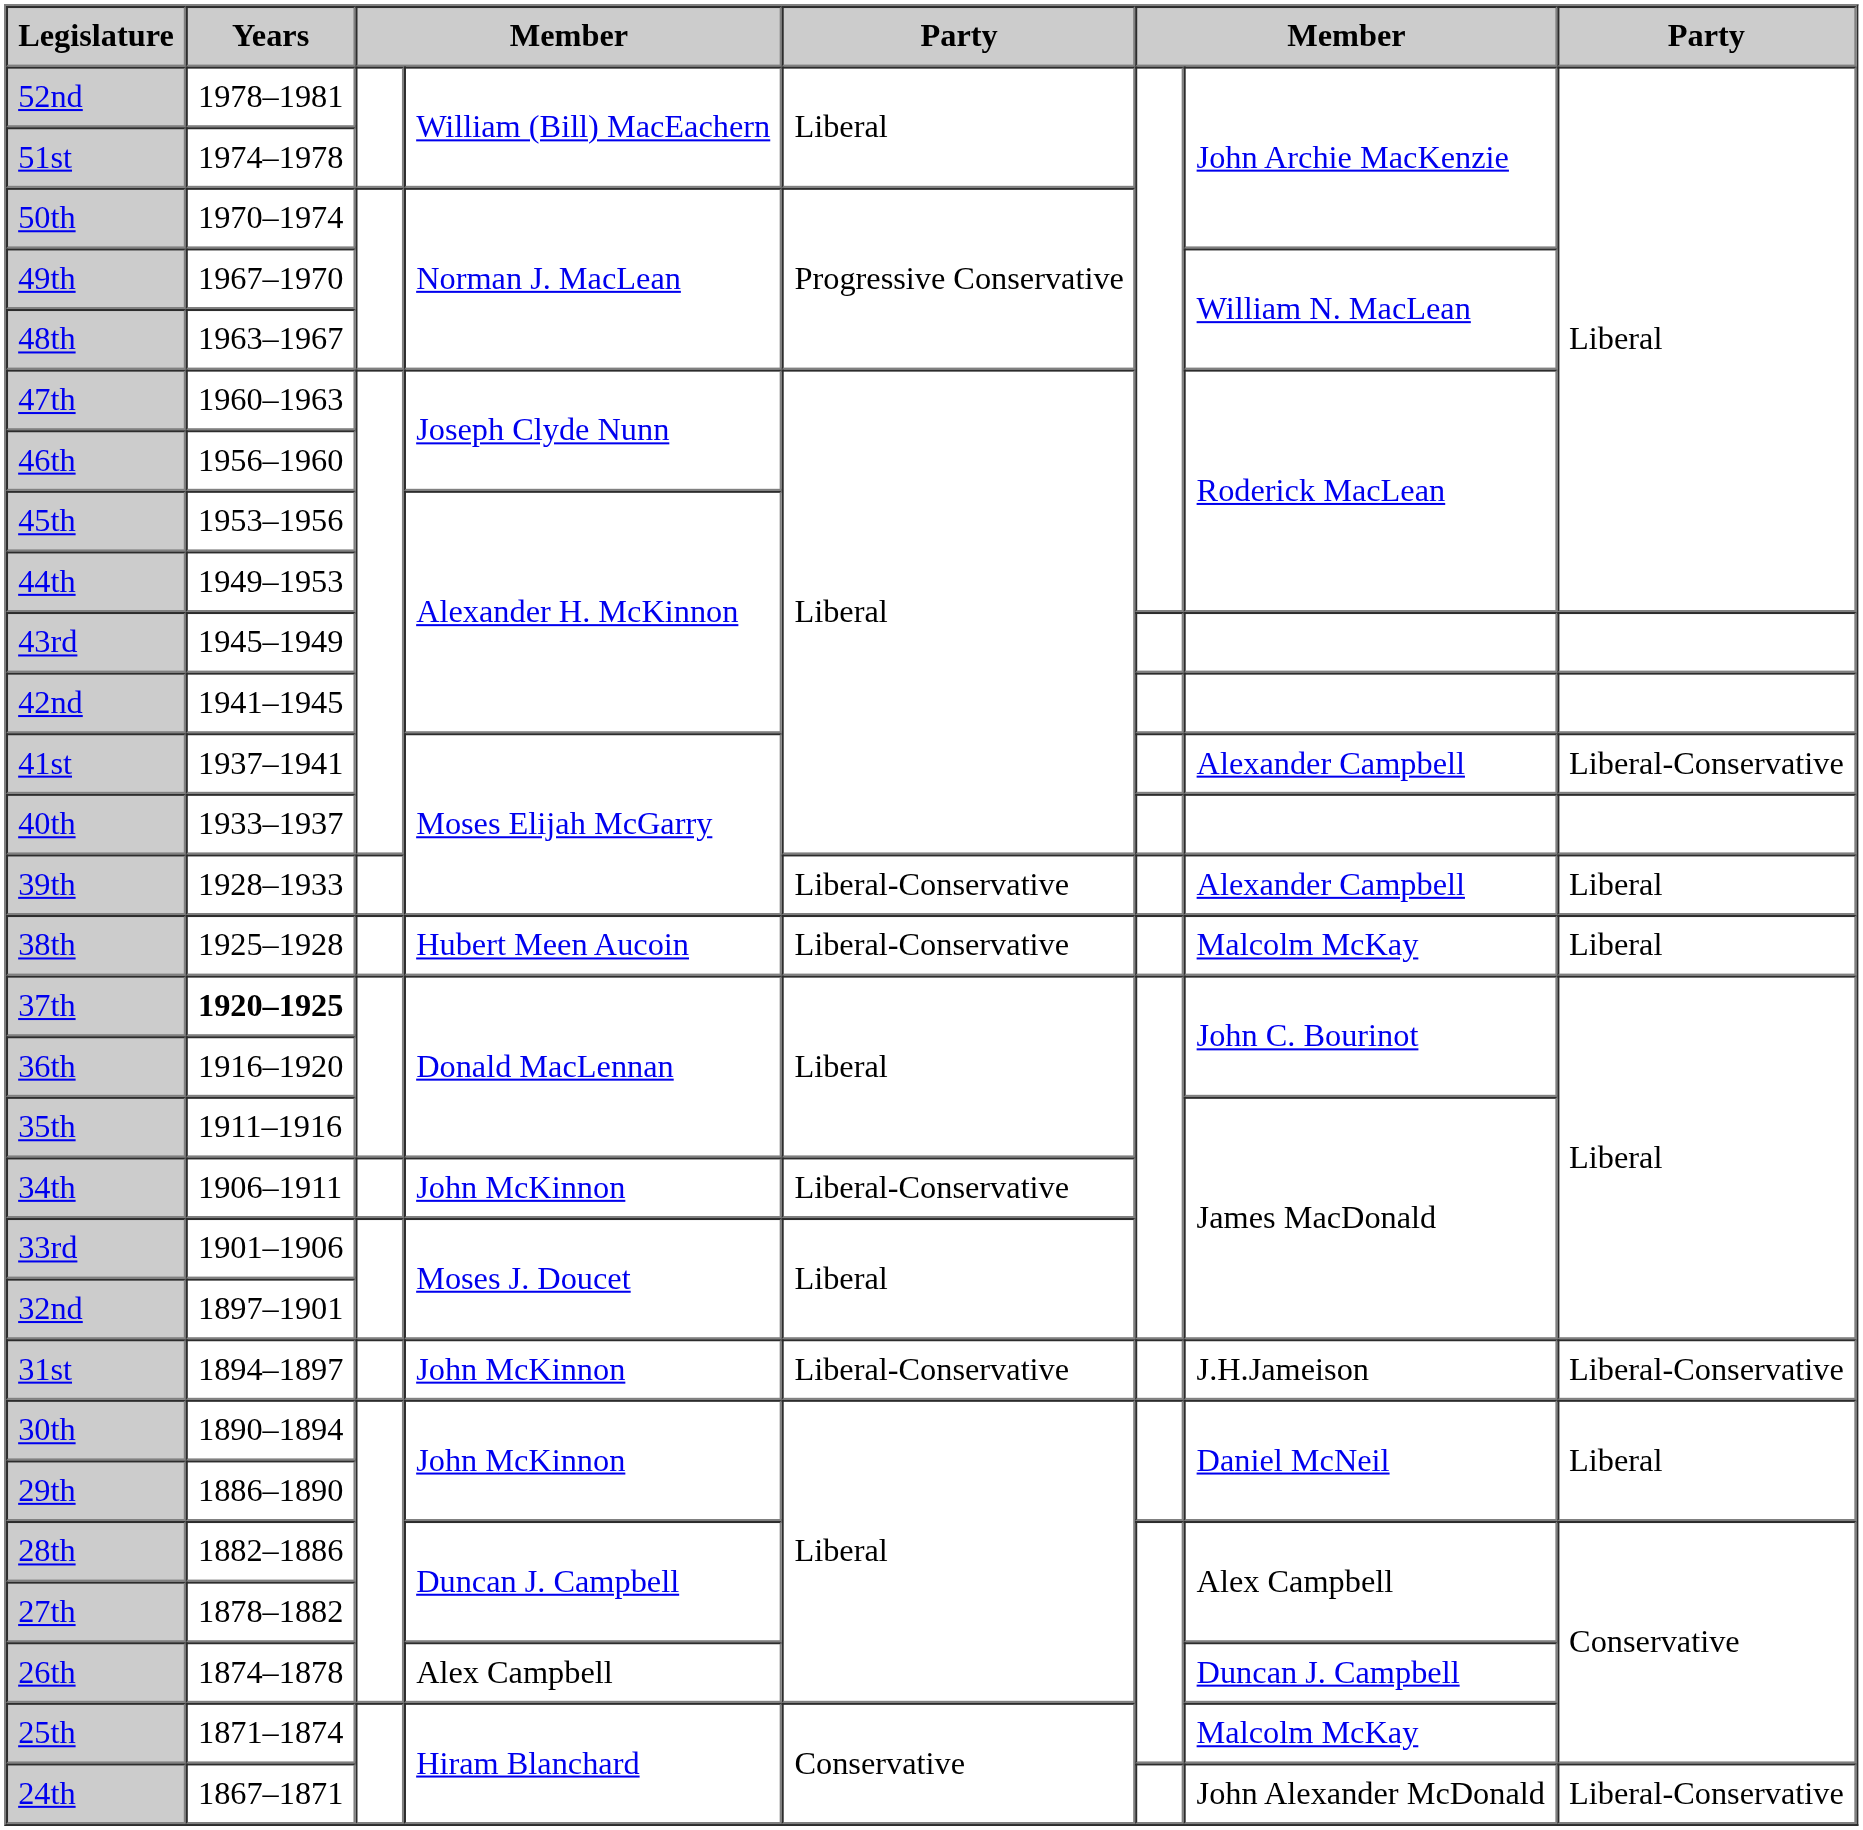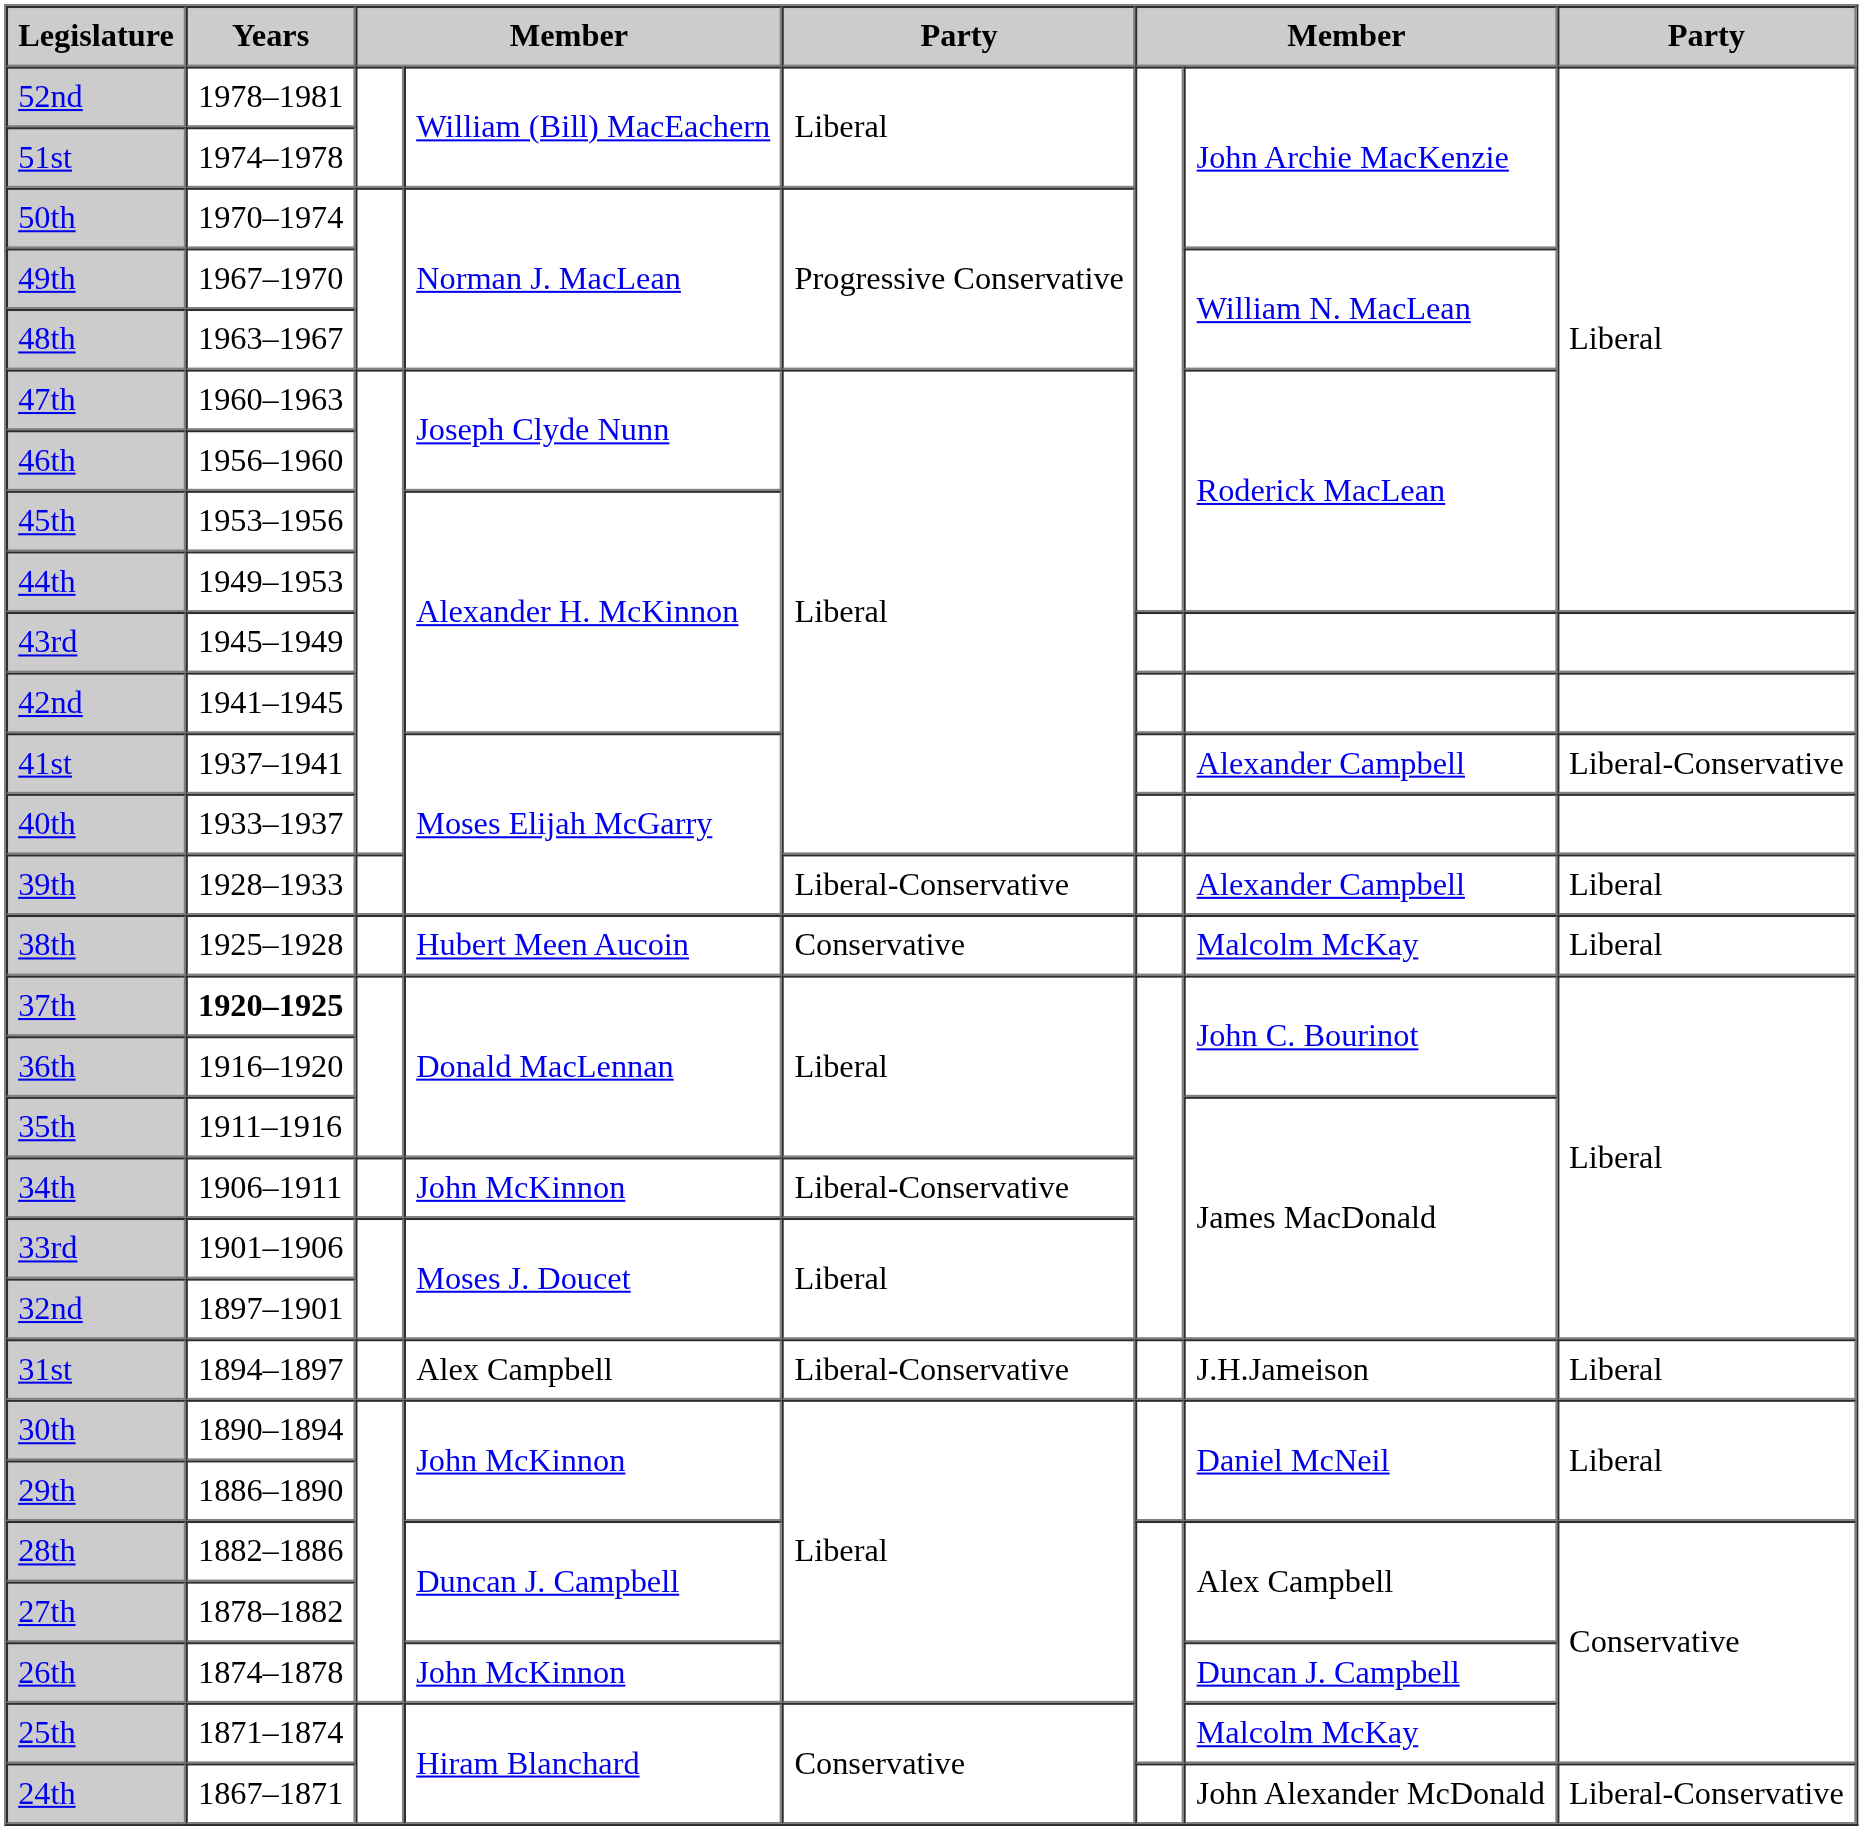(932, 944) Liberal-Conservative -> (880, 944) Conservative
(521, 1369) John McKinnon -> (514, 1369) Alex Campbell
(1706, 1369) Liberal-Conservative -> (1616, 1369) Liberal
(514, 1672) Alex Campbell -> (521, 1672) John McKinnon
